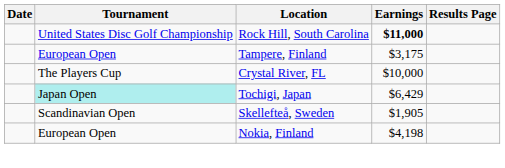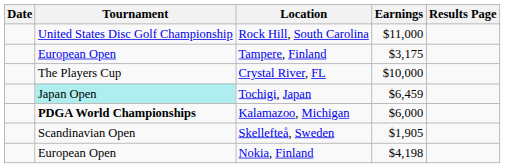(403, 34) bold -> (403, 34) normal
(406, 93) $6,429 -> (406, 93) $6,459
+ row: (294, 113)
